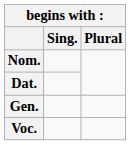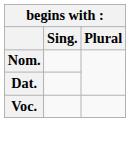- row: (24, 106)
